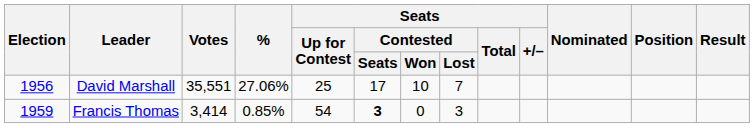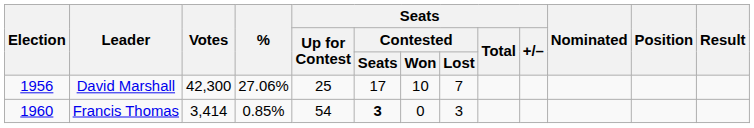(209, 87) 35,551 -> (209, 87) 42,300
(37, 110) 1959 -> (37, 110) 1960
